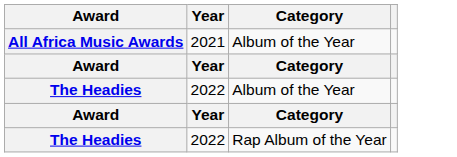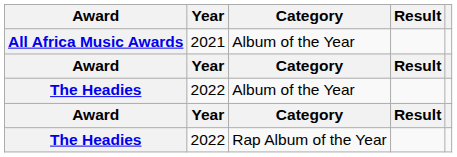+ column: (418, 16)
